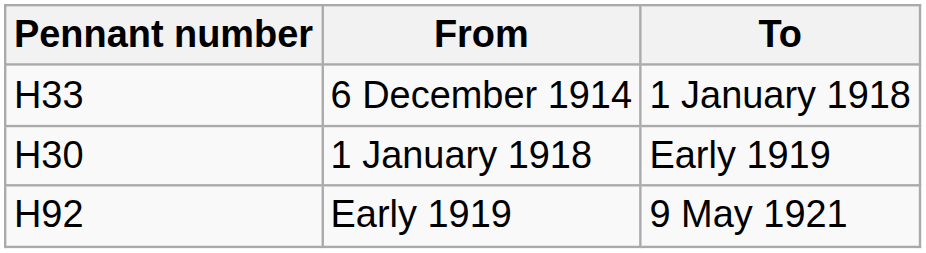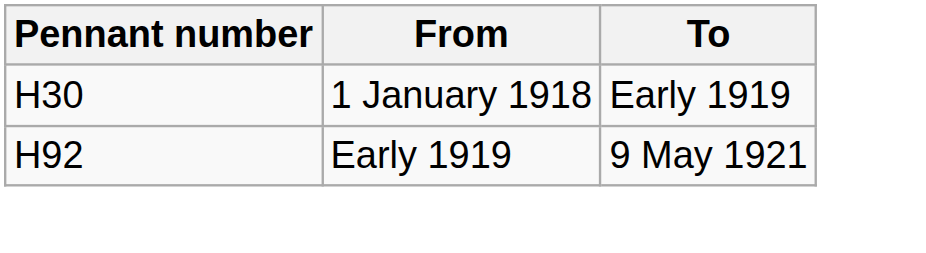- row: (481, 94)
